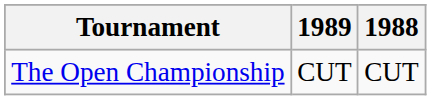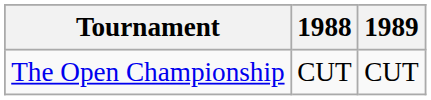columns swapped: (391, 27) <-> (324, 27)
